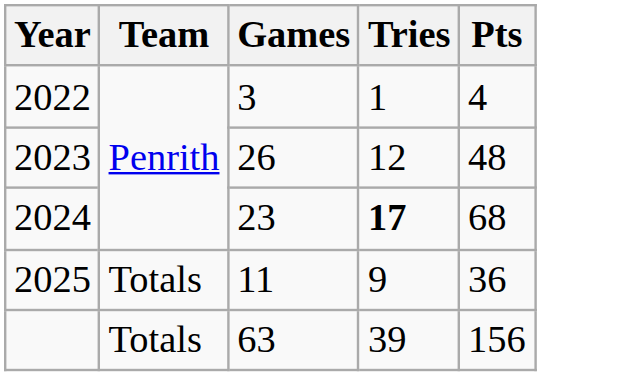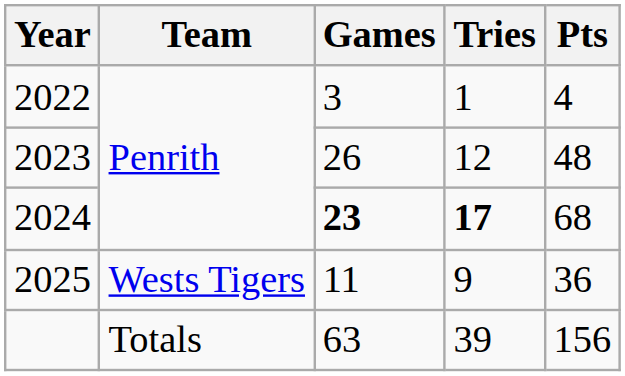(256, 217) normal -> (342, 217) bold
(155, 278) Totals -> (207, 278) Wests Tigers
